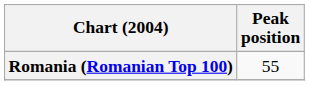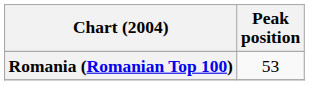(271, 65) 55 -> (271, 65) 53
